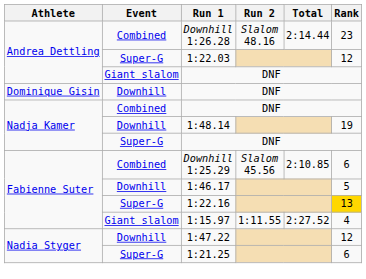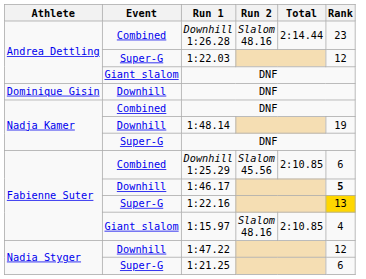(347, 187) normal -> (340, 187) bold
(260, 221) 1:11.55 -> (256, 227) Slalom 48.16
(308, 221) 2:27.52 -> (302, 227) 2:10.85
